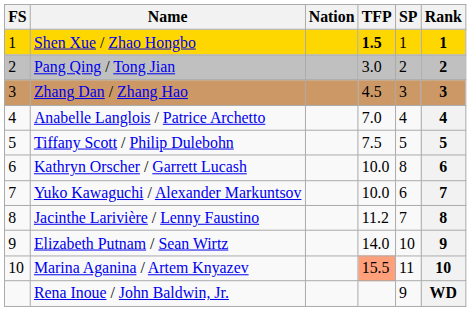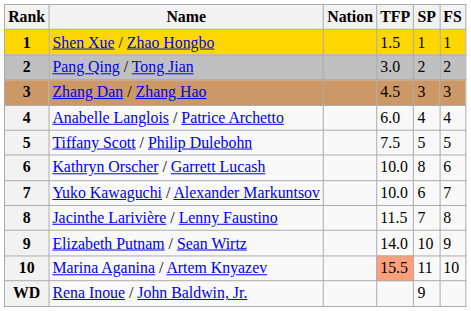columns swapped: (443, 17) <-> (17, 17)
(372, 42) bold -> (390, 42) normal
(372, 117) 7.0 -> (390, 117) 6.0
(375, 218) 11.2 -> (394, 218) 11.5
